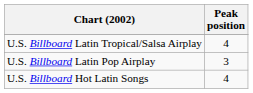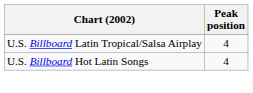- row: (81, 61)
